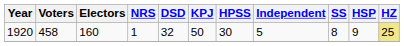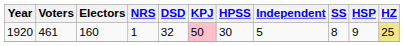(48, 32) 458 -> (48, 32) 461
(197, 32) no background -> (197, 32) pink background
